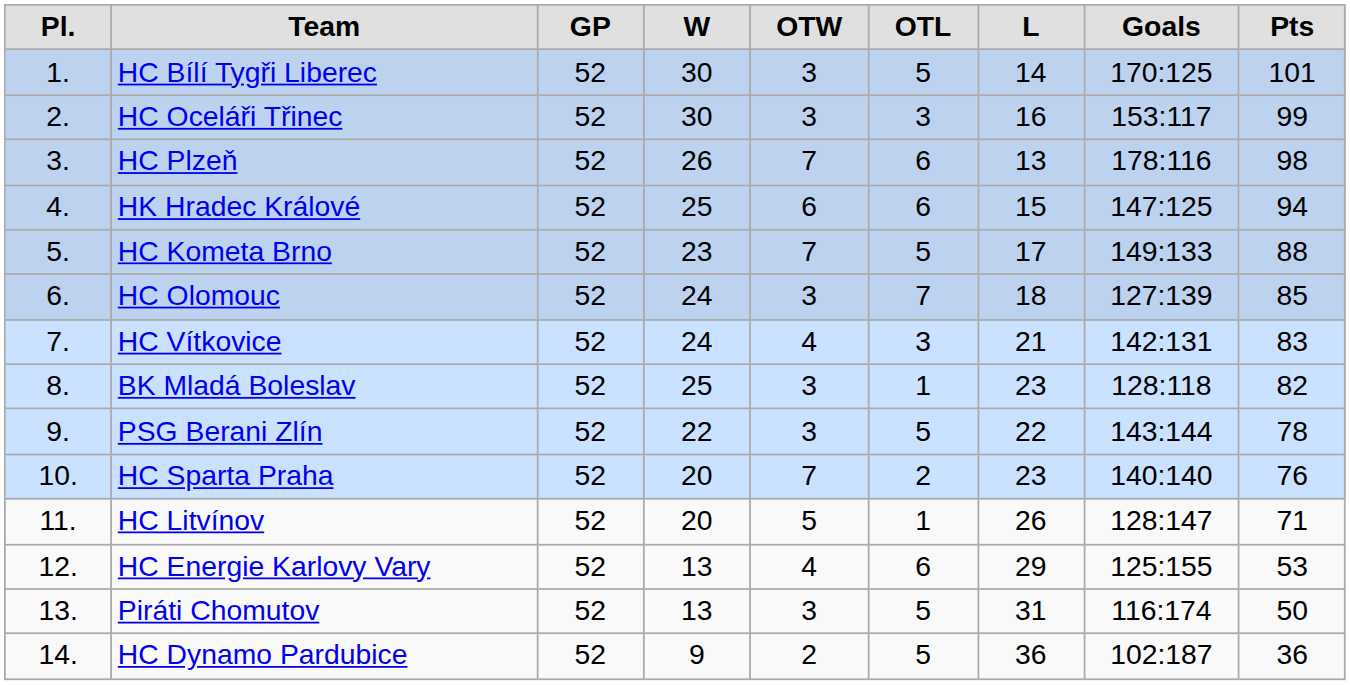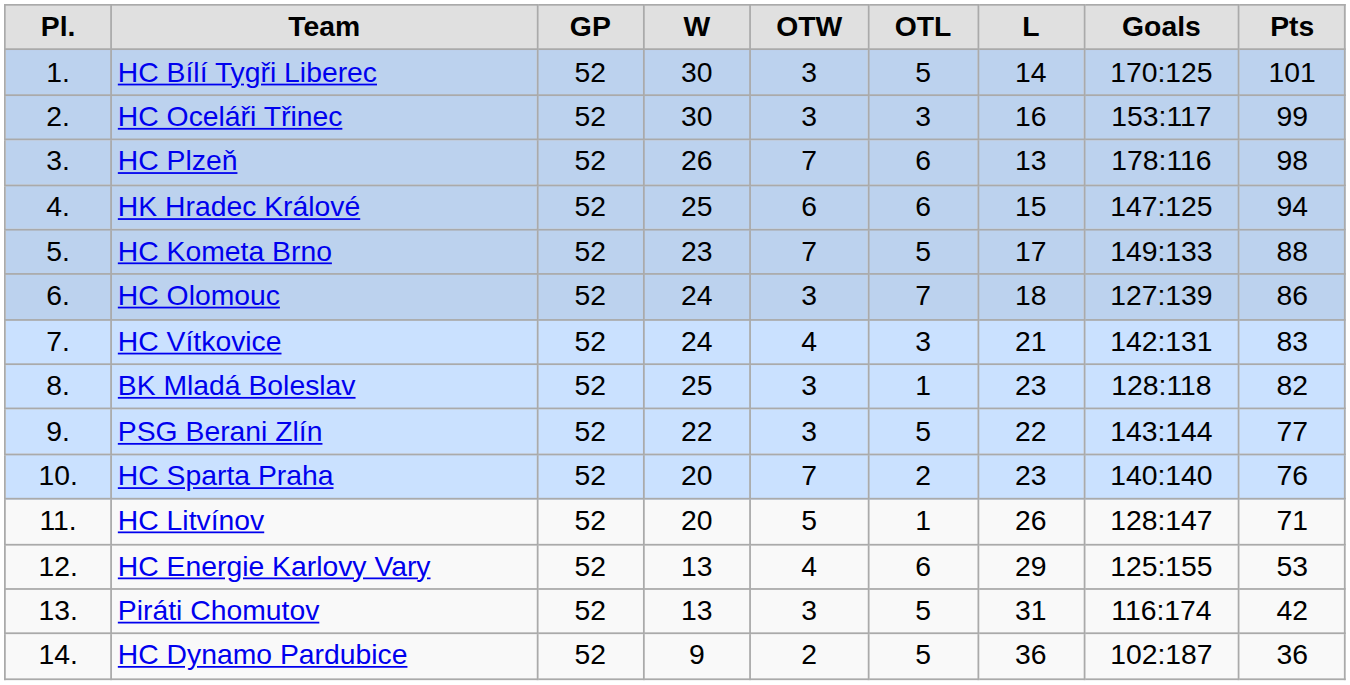(1292, 296) 85 -> (1292, 296) 86
(1292, 431) 78 -> (1292, 431) 77
(1292, 610) 50 -> (1292, 610) 42
